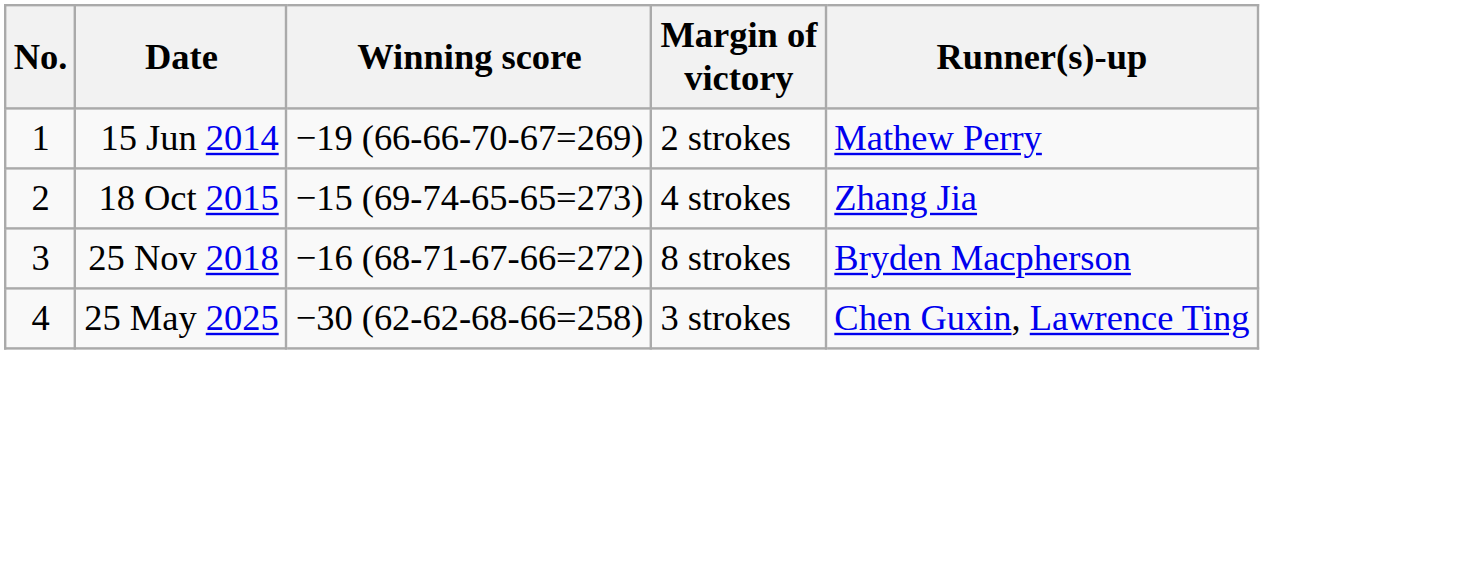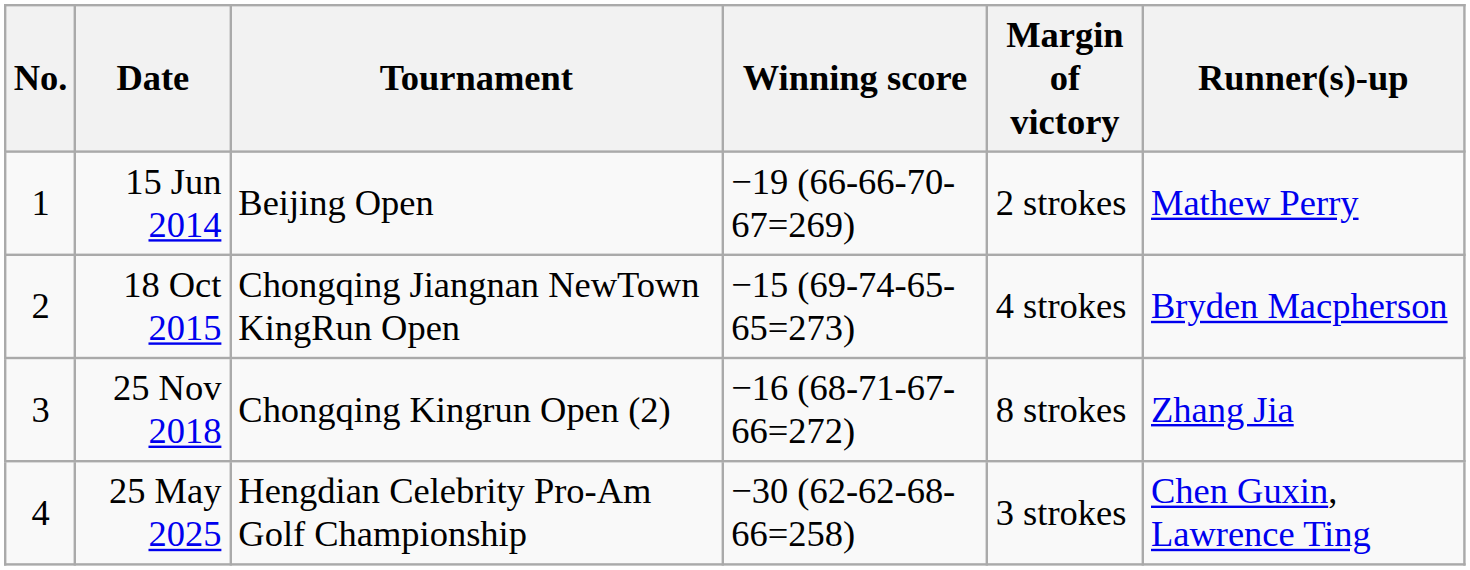+ column: (476, 77)
(906, 198) Zhang Jia -> (1299, 306) Bryden Macpherson
(983, 258) Bryden Macpherson -> (1222, 409) Zhang Jia
